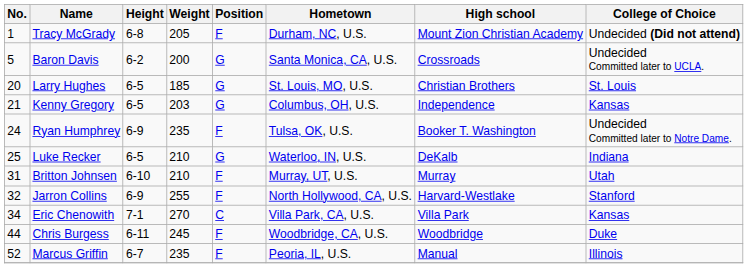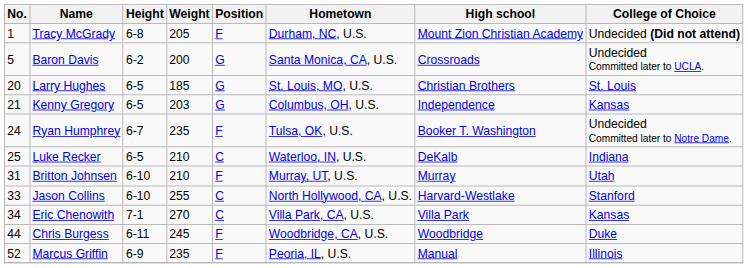(135, 131) 6-9 -> (135, 131) 6-7
(220, 157) G -> (220, 157) C
- row: (70, 195)
+ row: (69, 195)
(135, 253) 6-7 -> (135, 253) 6-9
